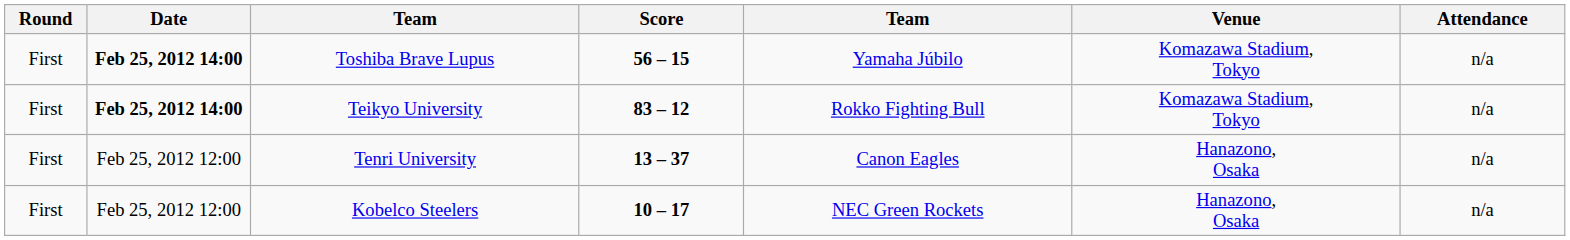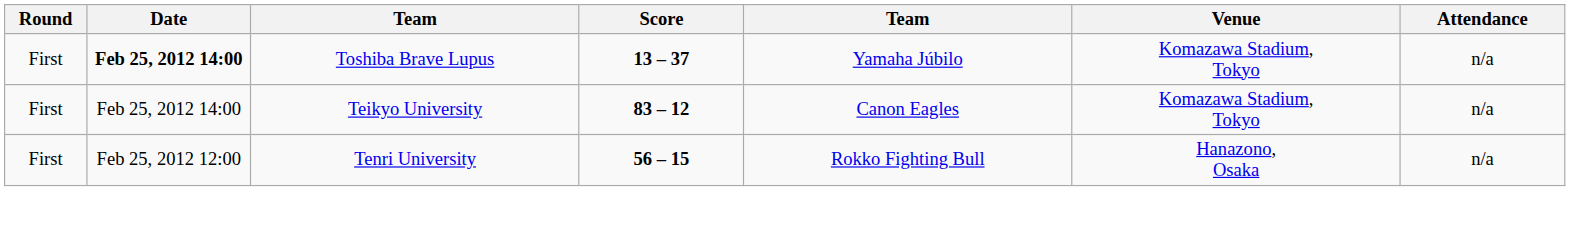(661, 59) 56 – 15 -> (661, 59) 13 – 37
(169, 109) bold -> (169, 109) normal
(908, 109) Rokko Fighting Bull -> (908, 109) Canon Eagles
(661, 159) 13 – 37 -> (661, 159) 56 – 15
(908, 159) Canon Eagles -> (908, 159) Rokko Fighting Bull
- row: (415, 210)
